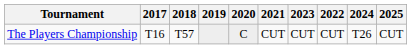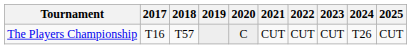columns swapped: (332, 14) <-> (303, 14)
